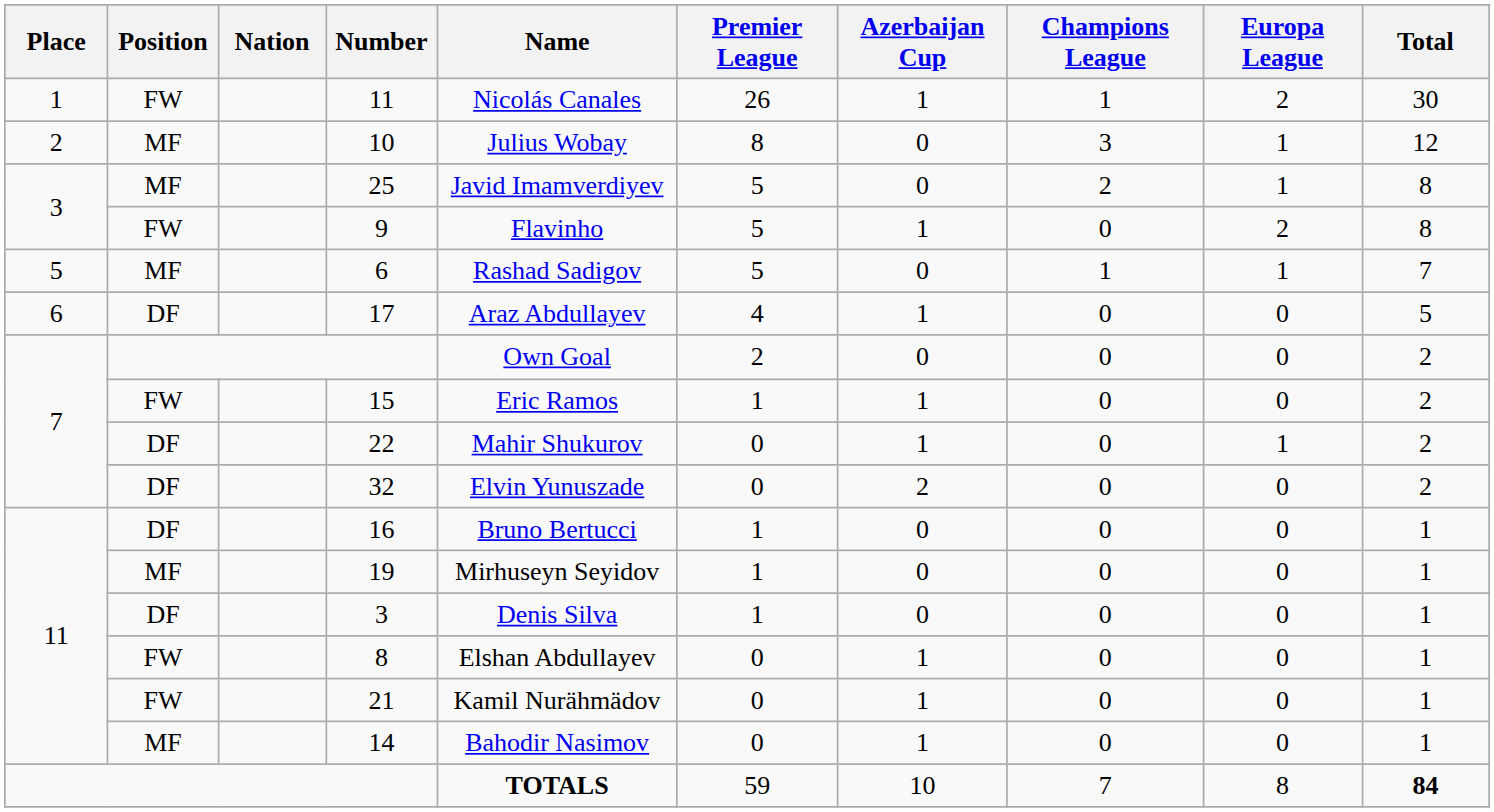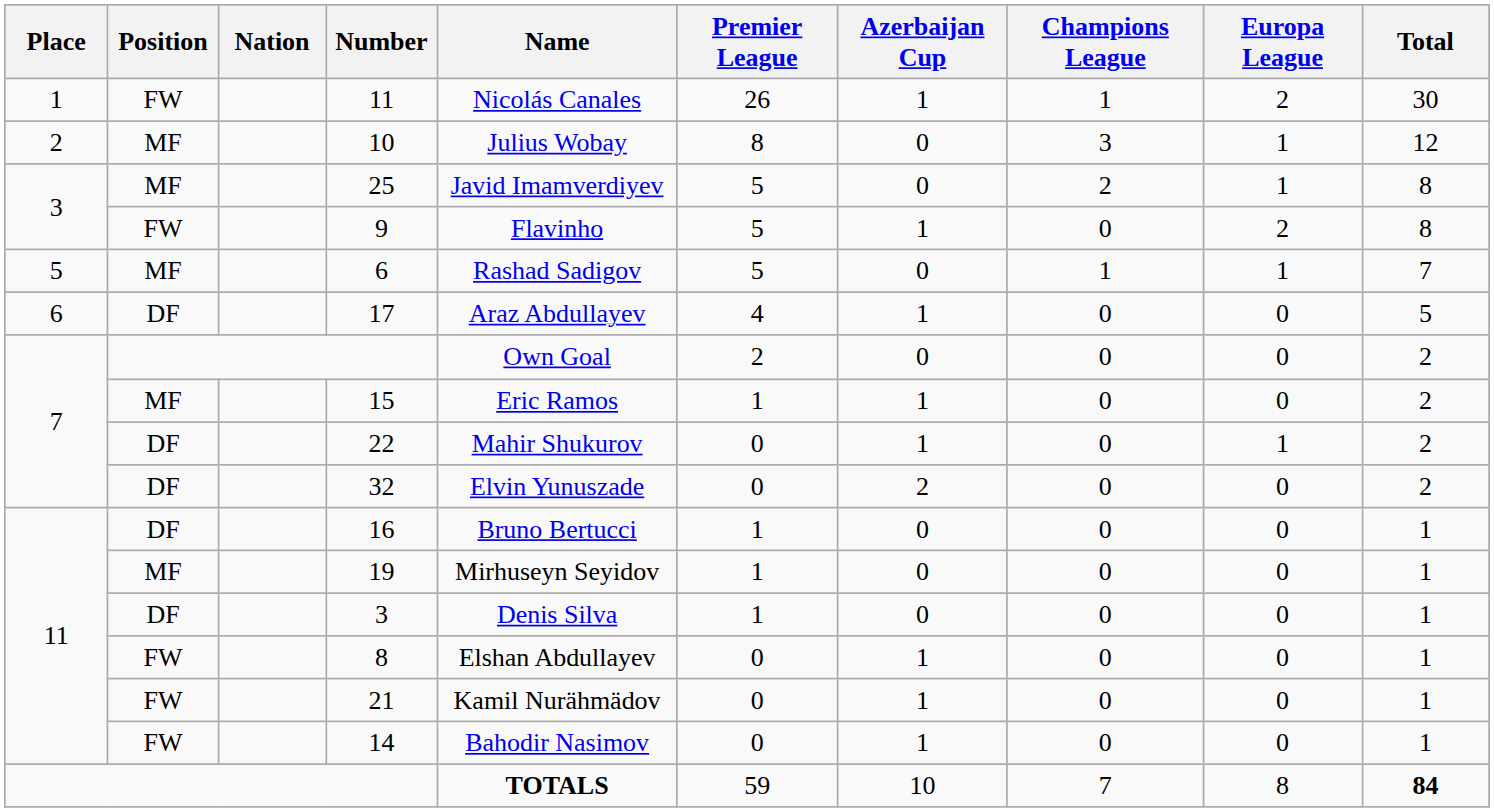(163, 399) FW -> (163, 399) MF
(163, 742) MF -> (163, 742) FW
